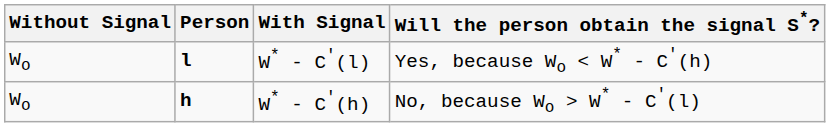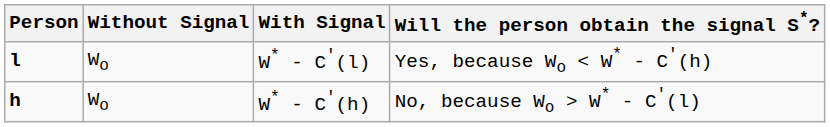columns swapped: (215, 23) <-> (90, 23)
